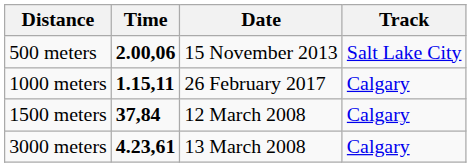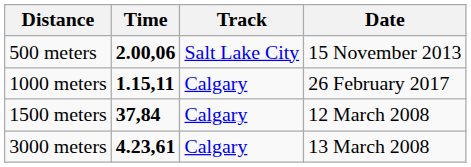columns swapped: (261, 20) <-> (404, 20)
